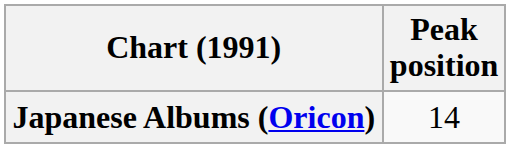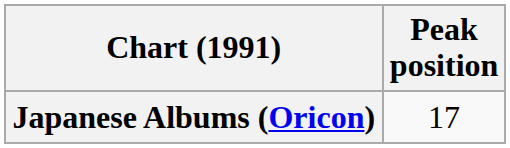(444, 116) 14 -> (444, 116) 17
